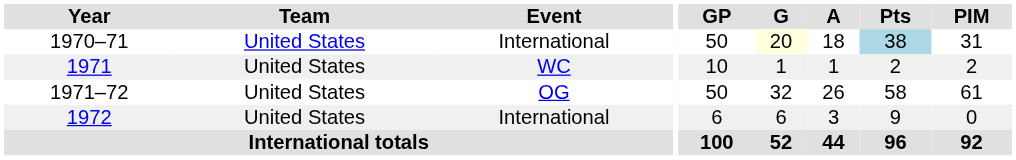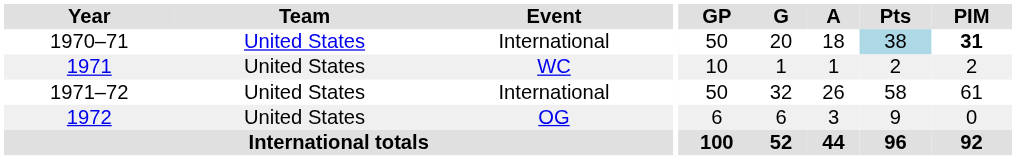(781, 41) lightyellow background -> (781, 41) no background
(972, 41) normal -> (972, 41) bold
(554, 92) OG -> (554, 92) International
(554, 117) International -> (554, 117) OG
